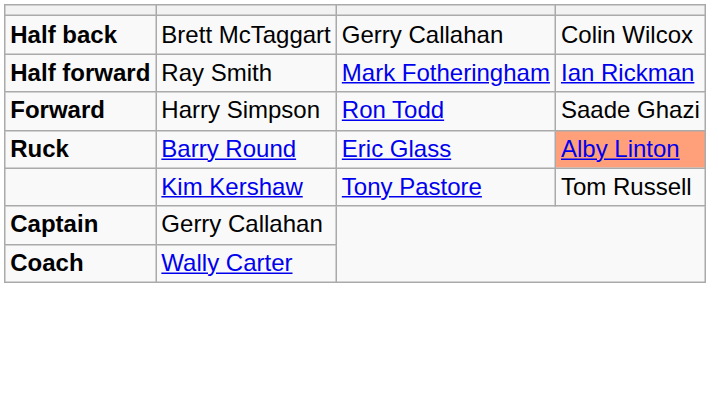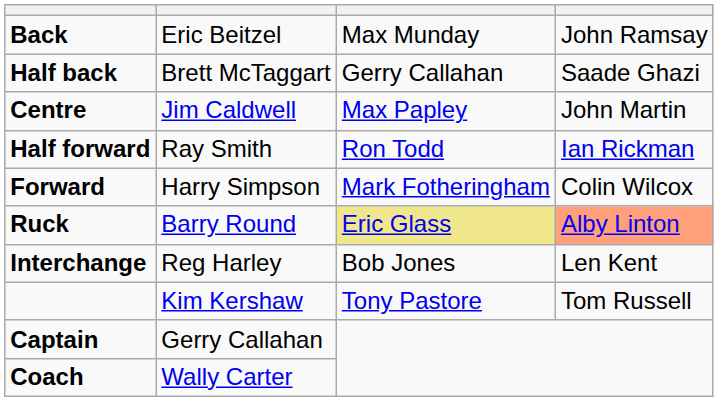+ row: (39, 34)
(627, 34) Colin Wilcox -> (630, 72) Saade Ghazi
+ row: (48, 110)
(446, 72) Mark Fotheringham -> (393, 148) Ron Todd
(393, 110) Ron Todd -> (446, 186) Mark Fotheringham
(630, 110) Saade Ghazi -> (627, 186) Colin Wilcox
(397, 148) no background -> (397, 224) khaki background
+ row: (78, 262)
